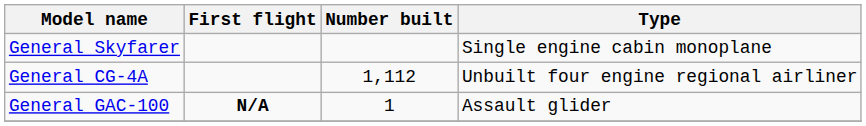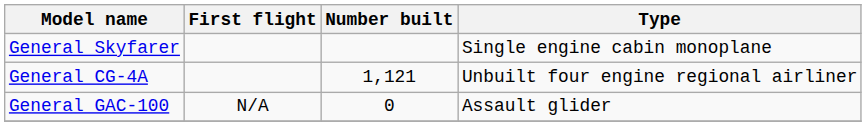(389, 77) 1,112 -> (389, 77) 1,121
(253, 106) bold -> (253, 106) normal
(389, 106) 1 -> (389, 106) 0
